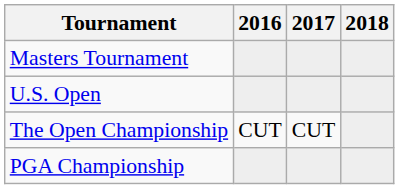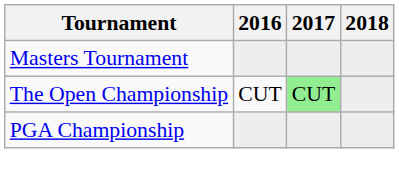- row: (55, 94)
(313, 130) no background -> (313, 94) lightgreen background
